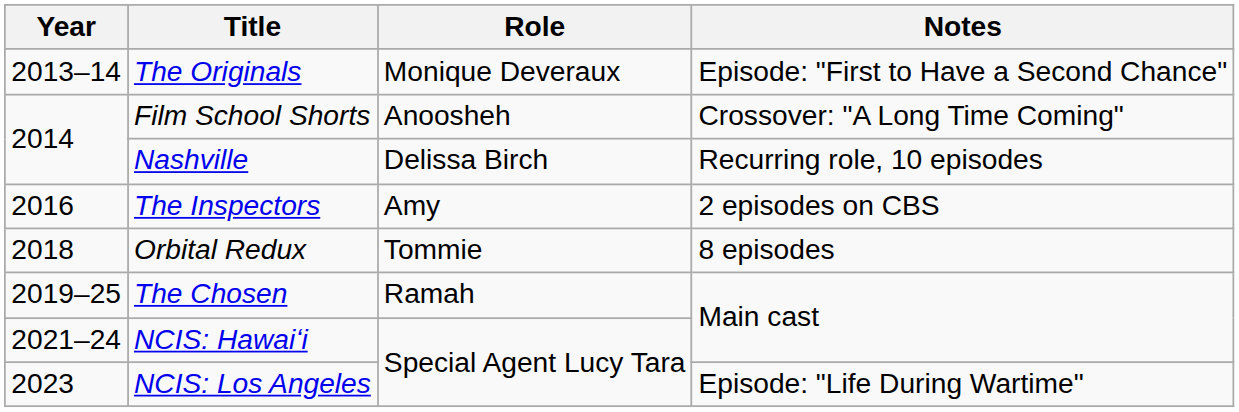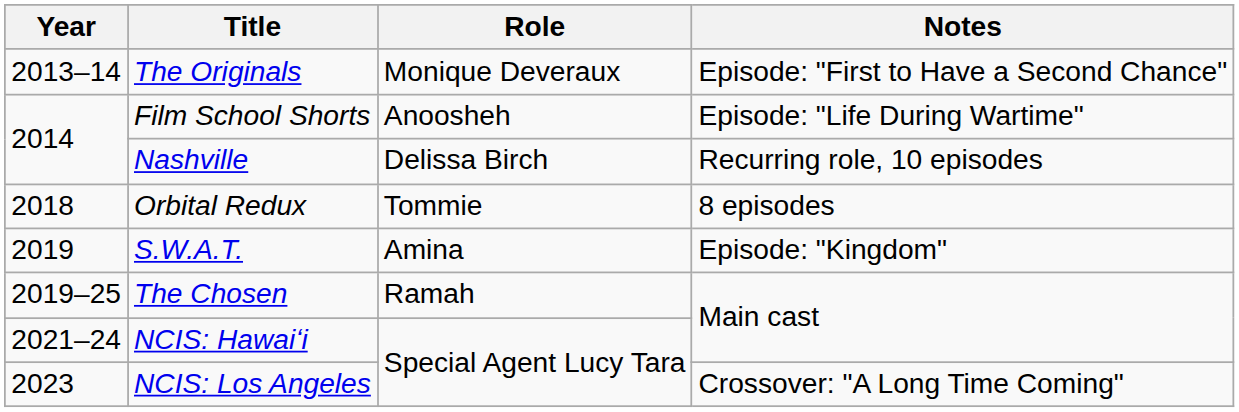(911, 116) Crossover: "A Long Time Coming" -> (891, 116) Episode: "Life During Wartime"
- row: (227, 205)
+ row: (188, 250)
(891, 384) Episode: "Life During Wartime" -> (911, 384) Crossover: "A Long Time Coming"
